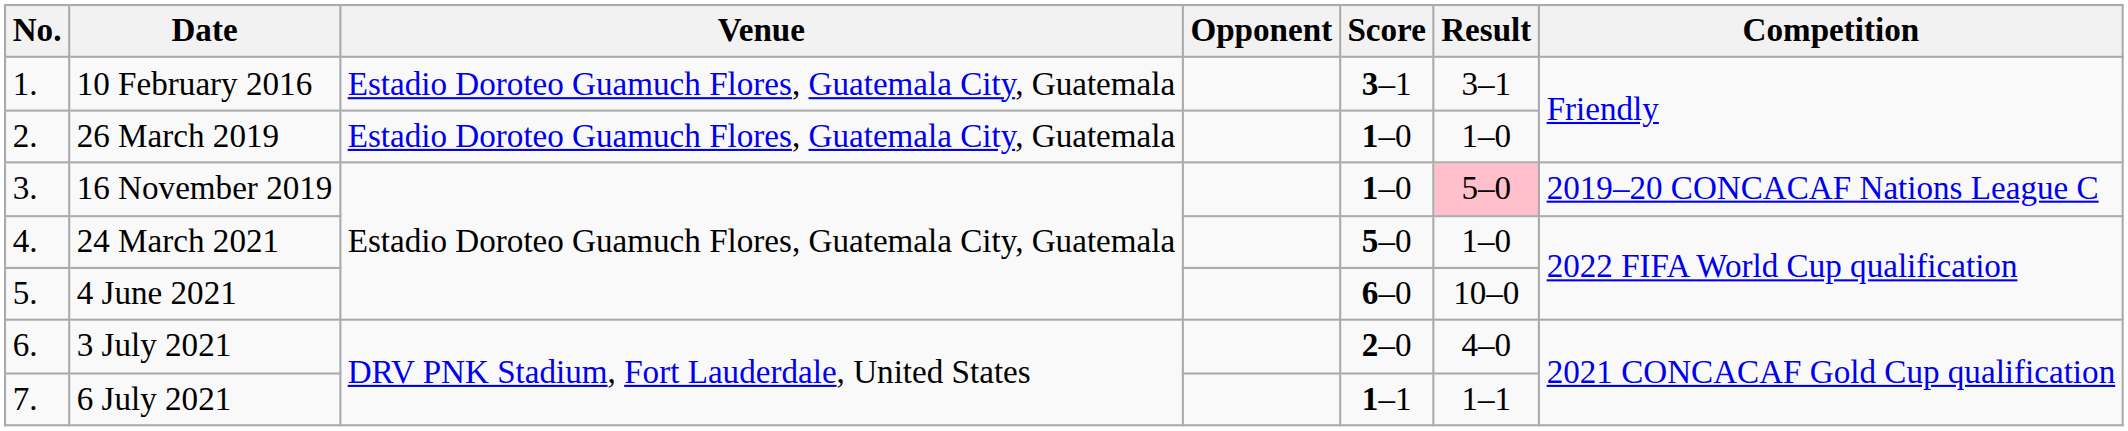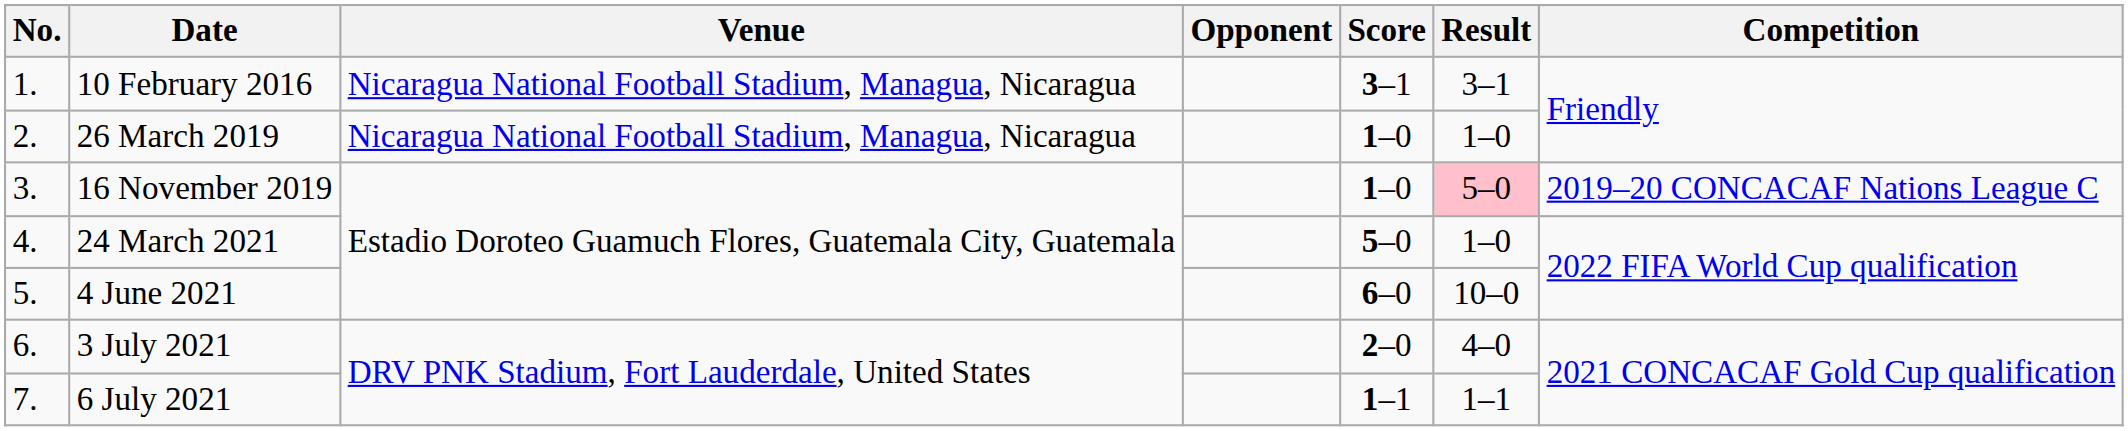(761, 83) Estadio Doroteo Guamuch Flores, Guatemala City, Guatemala -> (742, 83) Nicaragua National Football Stadium, Managua, Nicaragua
(761, 135) Estadio Doroteo Guamuch Flores, Guatemala City, Guatemala -> (742, 135) Nicaragua National Football Stadium, Managua, Nicaragua
